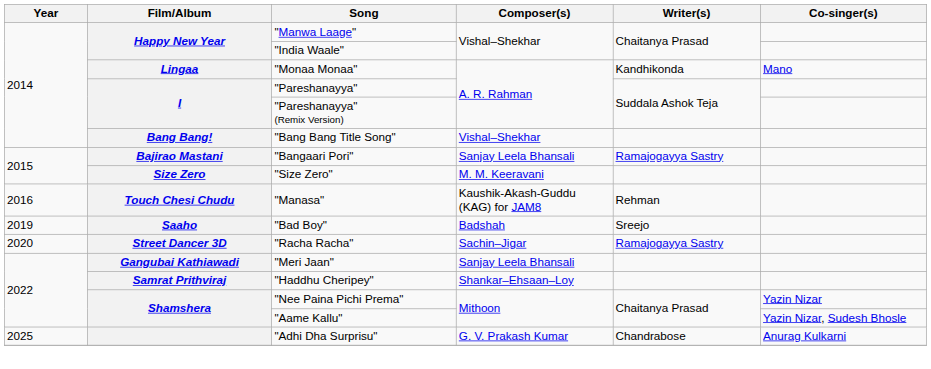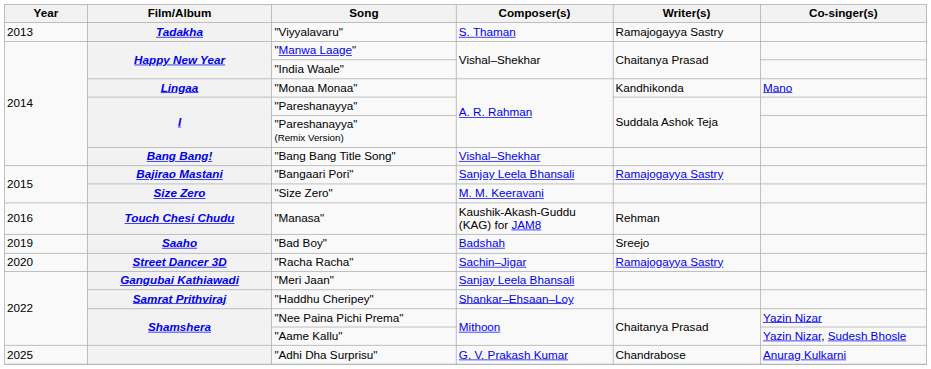+ row: (309, 32)
